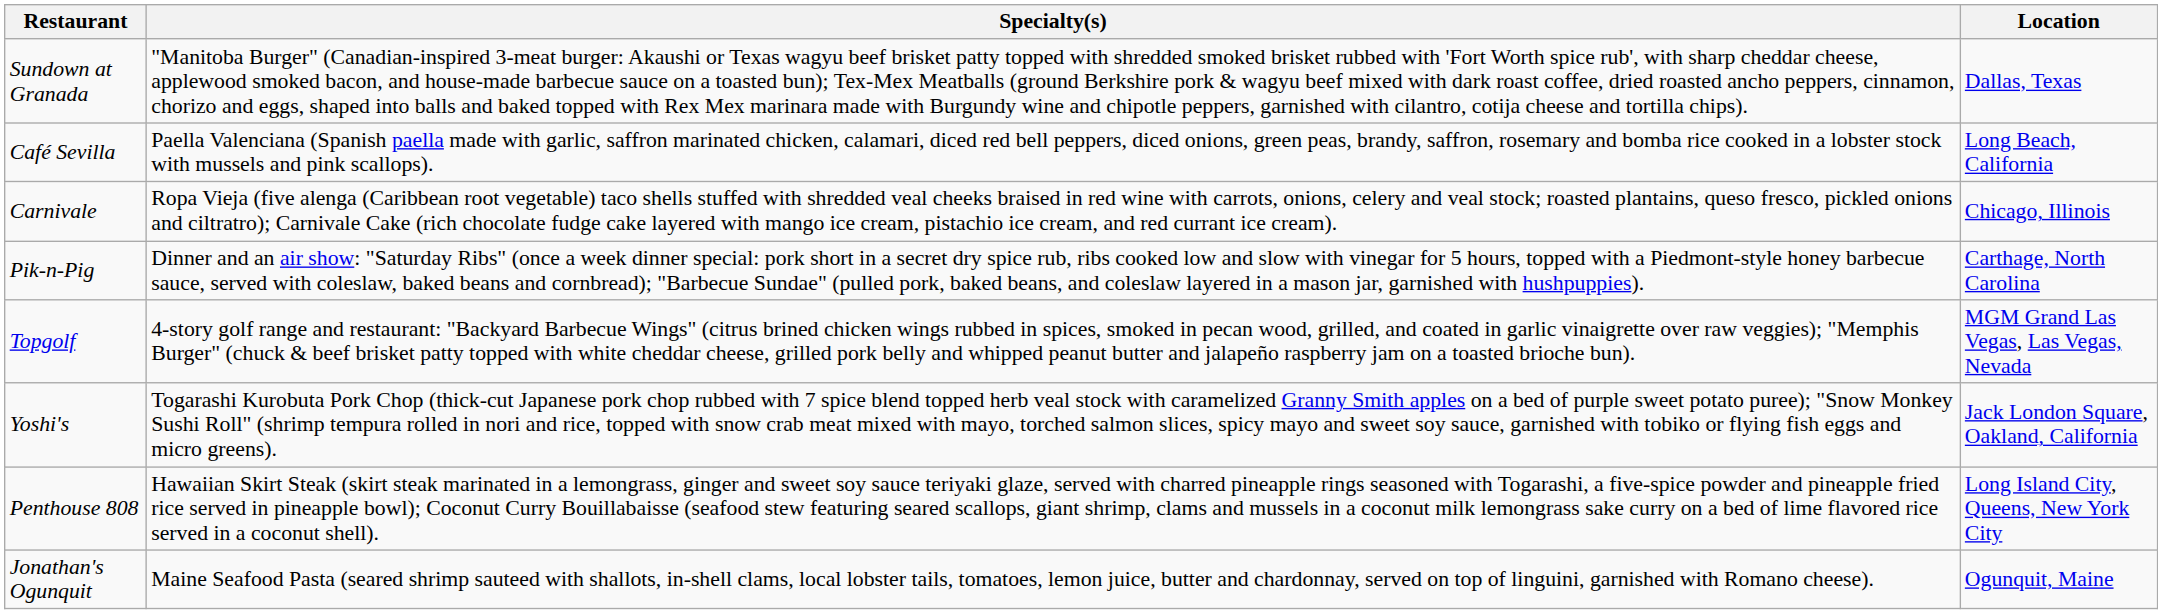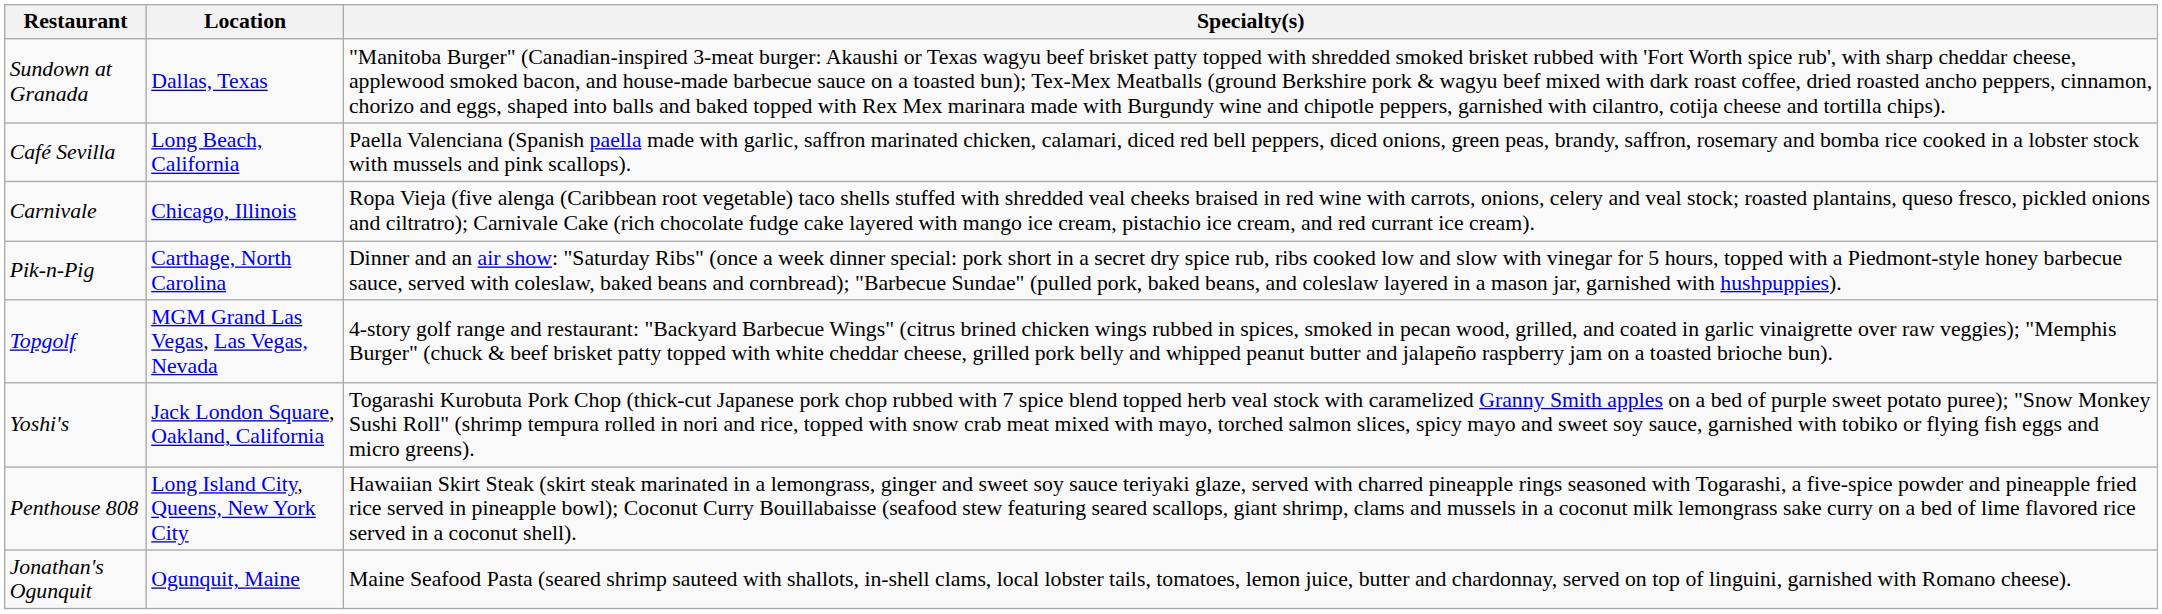columns swapped: (2059, 21) <-> (1053, 21)
